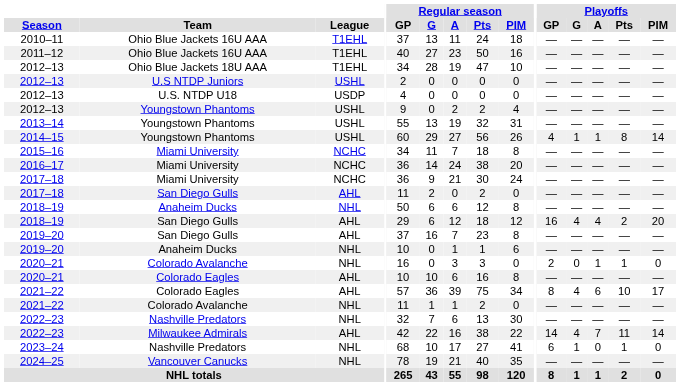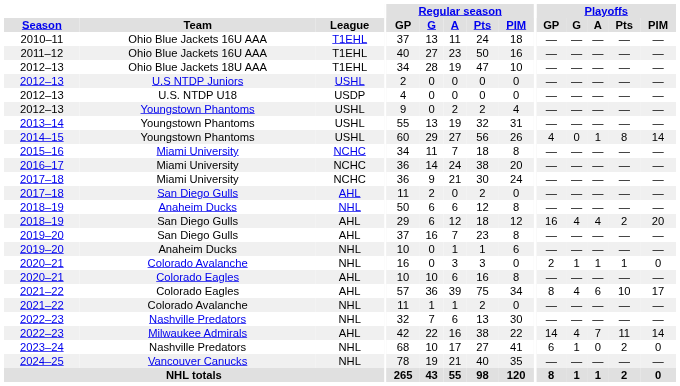(577, 137) 1 -> (577, 137) 0
(577, 263) 0 -> (577, 263) 1
(624, 347) 1 -> (624, 347) 2
